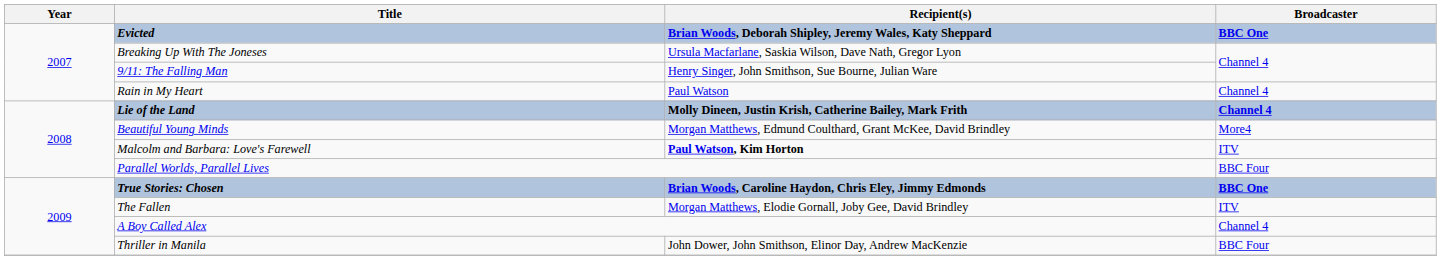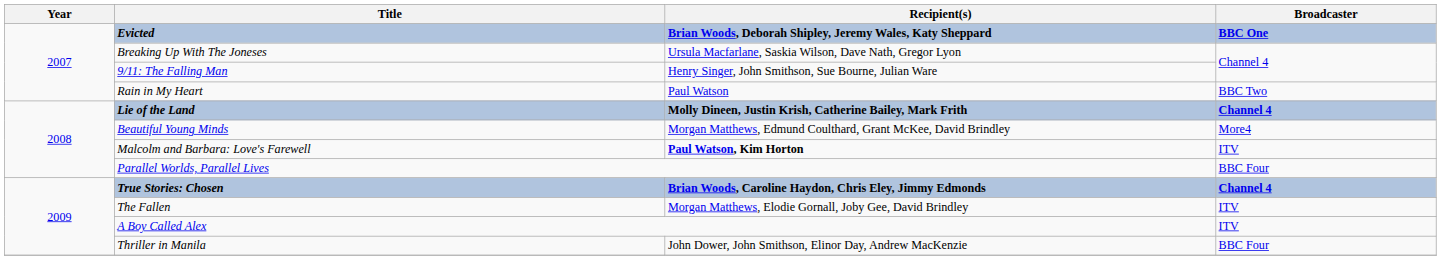(1243, 91) Channel 4 -> (1243, 91) BBC Two
(1243, 187) BBC One -> (1245, 187) Channel 4
(1243, 226) Channel 4 -> (1229, 226) ITV
